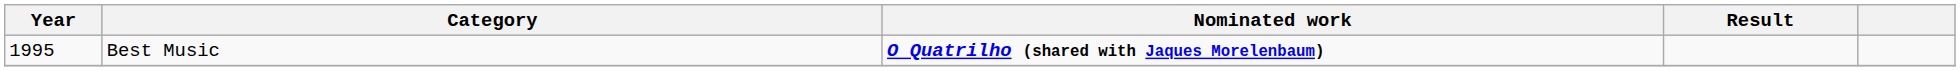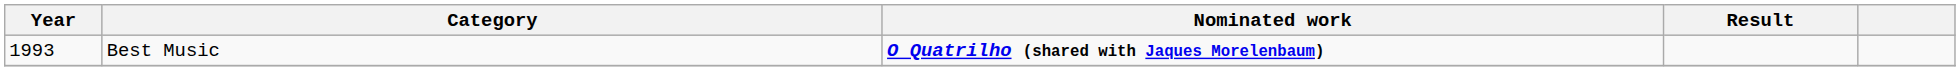(32, 51) 1995 -> (32, 51) 1993
